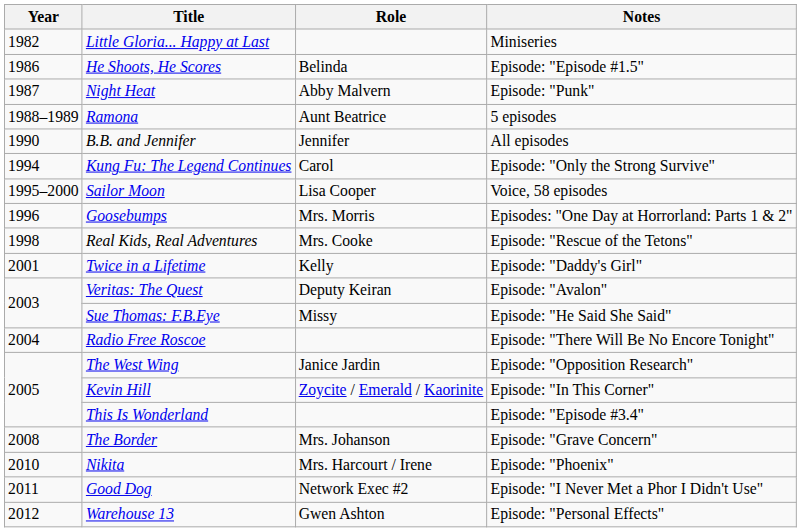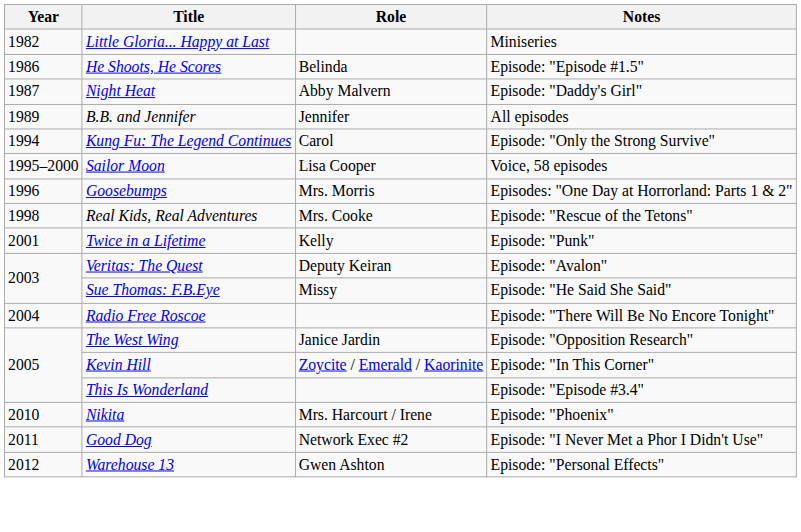(542, 91) Episode: "Punk" -> (566, 91) Episode: "Daddy's Girl"
- row: (112, 116)
(24, 141) 1990 -> (24, 116) 1989
(566, 265) Episode: "Daddy's Girl" -> (542, 240) Episode: "Punk"
- row: (122, 439)
